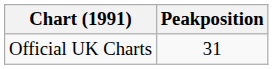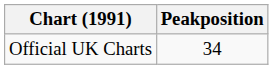(212, 49) 31 -> (212, 49) 34
